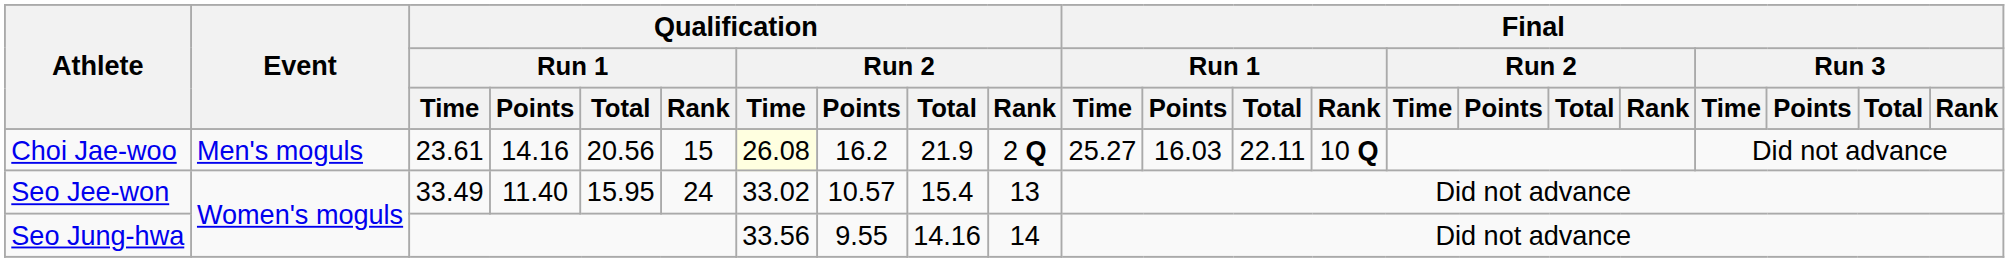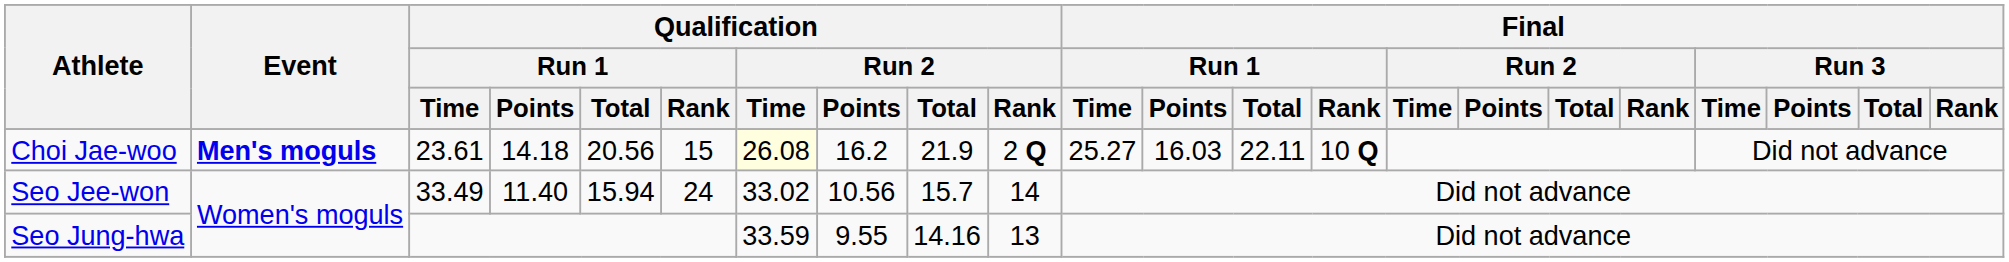(280, 150) normal -> (287, 150) bold
(535, 150) 14.16 -> (535, 150) 14.18
(621, 193) 15.95 -> (621, 193) 15.94
(862, 193) 10.57 -> (862, 193) 10.56
(947, 193) 15.4 -> (947, 193) 15.7
(1025, 193) 13 -> (1025, 193) 14
(776, 236) 33.56 -> (776, 236) 33.59
(1025, 236) 14 -> (1025, 236) 13
